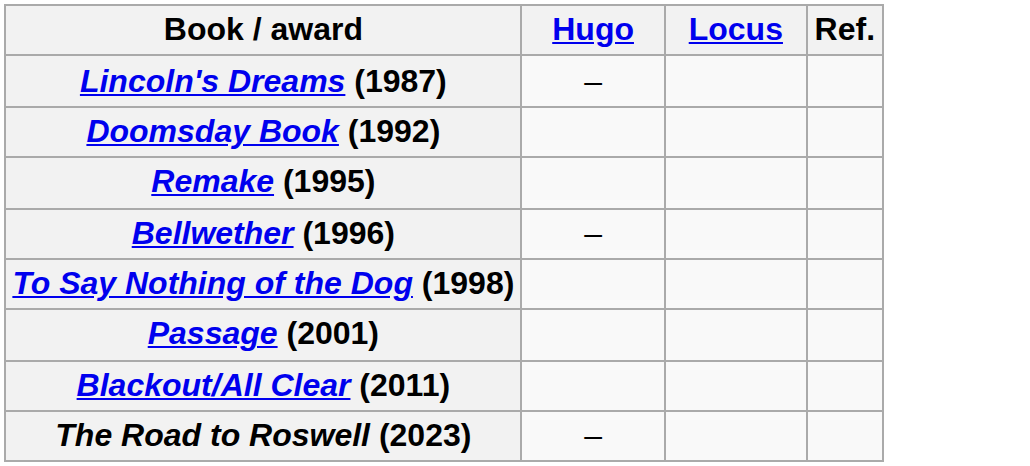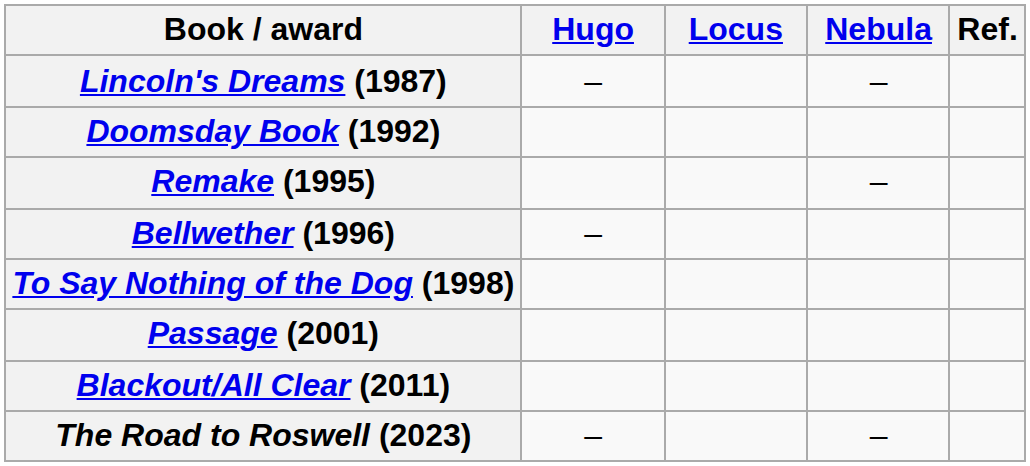+ column: (879, 29)
